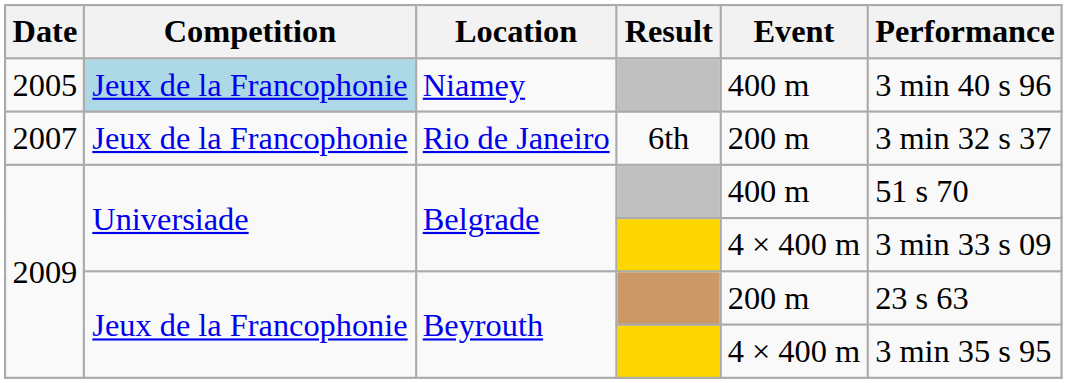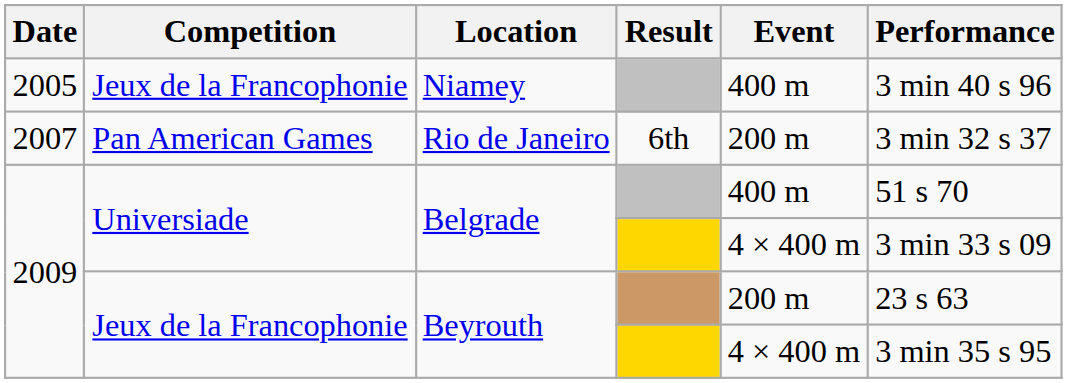(250, 84) lightblue background -> (250, 84) no background
(250, 138) Jeux de la Francophonie -> (232, 138) Pan American Games
